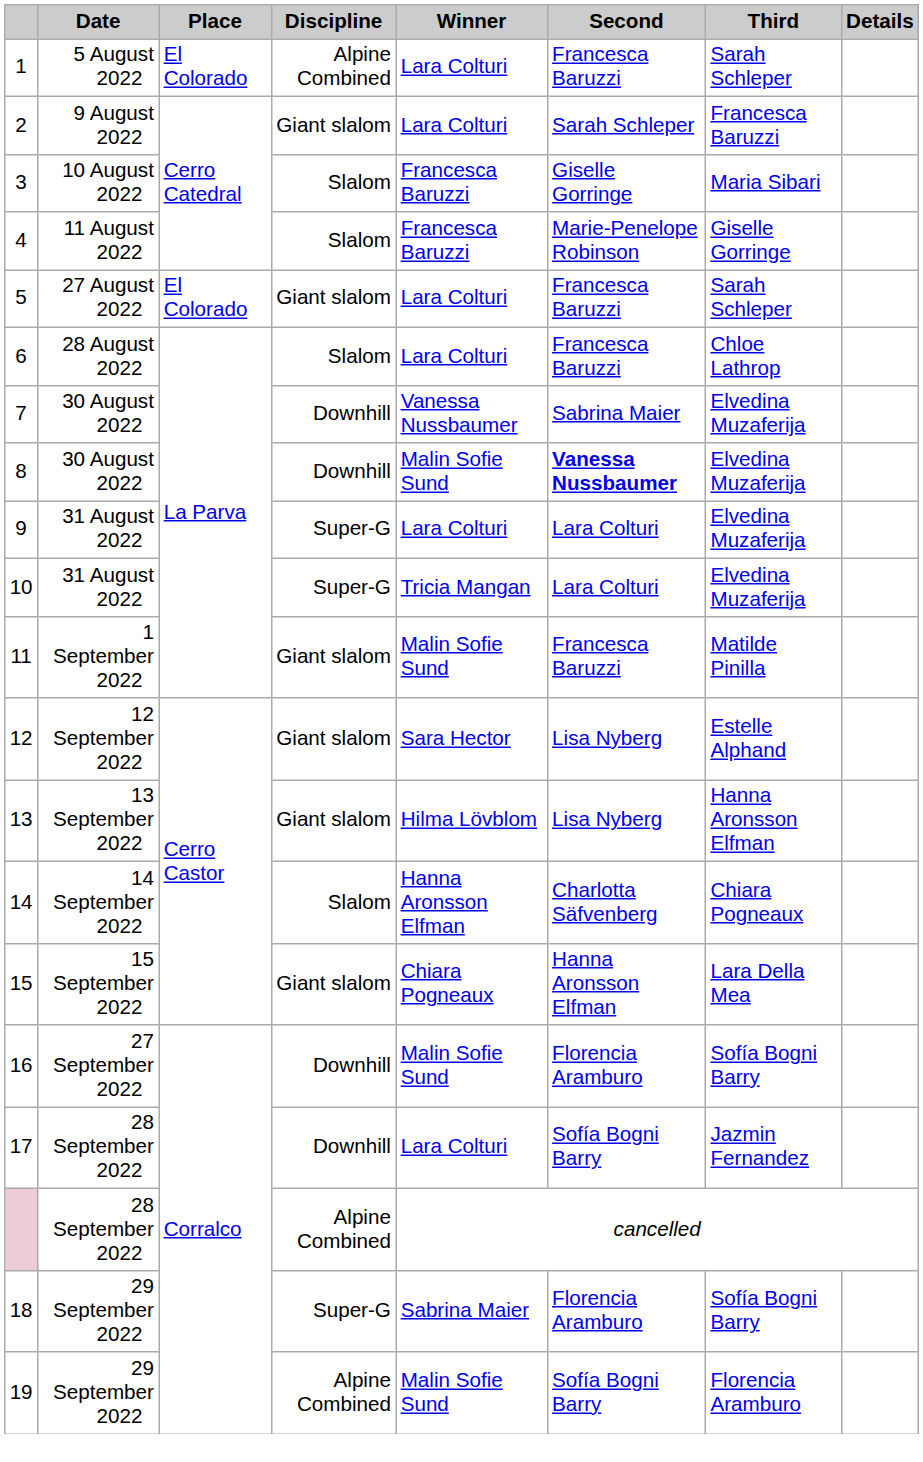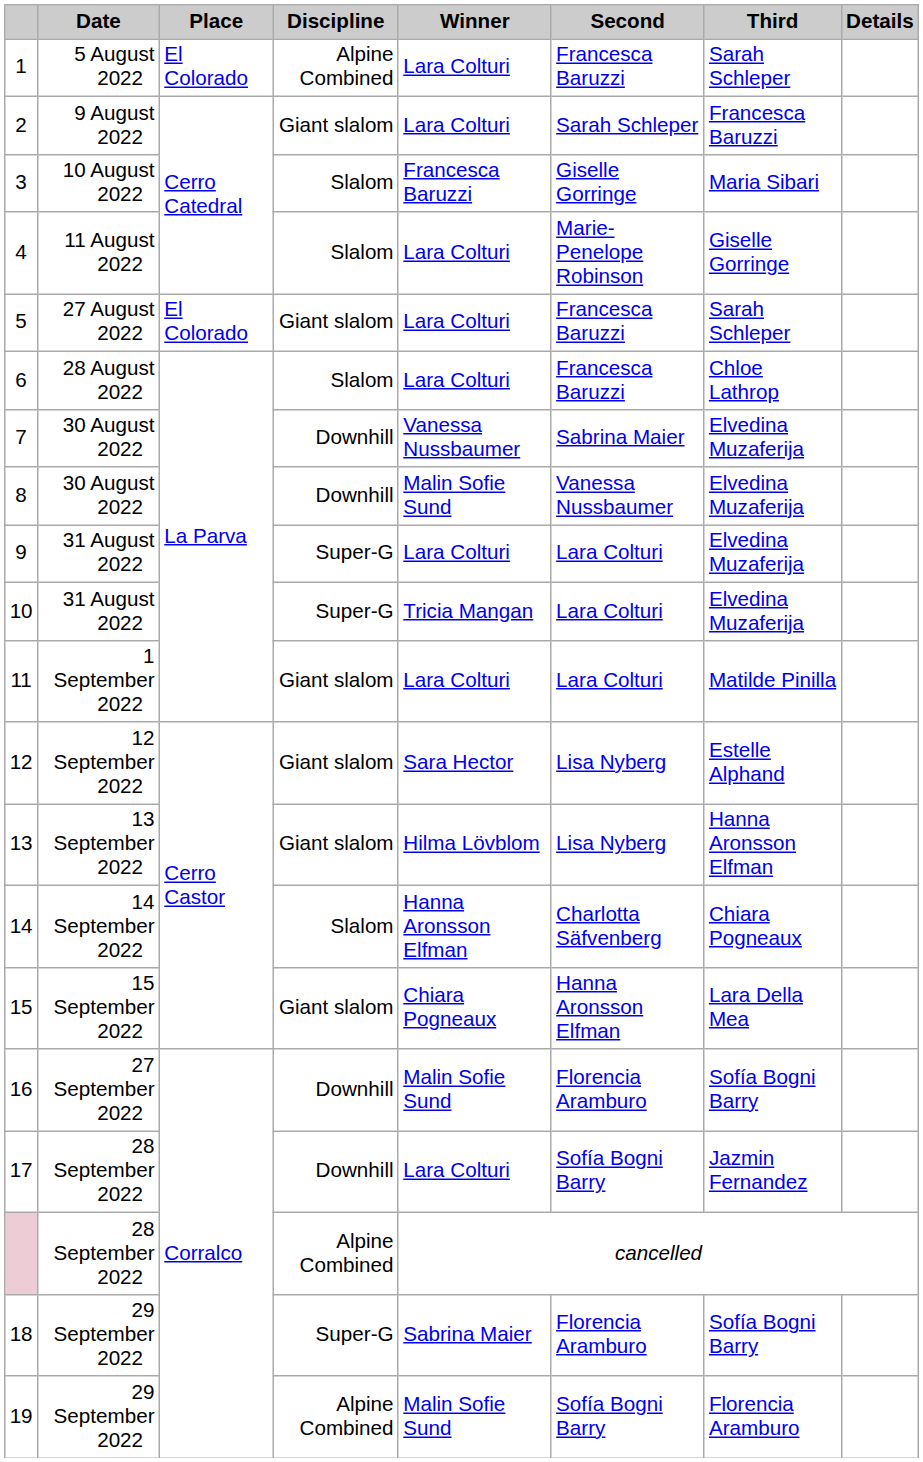(449, 240) Francesca Baruzzi -> (457, 252) Lara Colturi
(615, 471) bold -> (615, 495) normal
(452, 656) Malin Sofie Sund -> (457, 680) Lara Colturi
(600, 656) Francesca Baruzzi -> (609, 680) Lara Colturi
